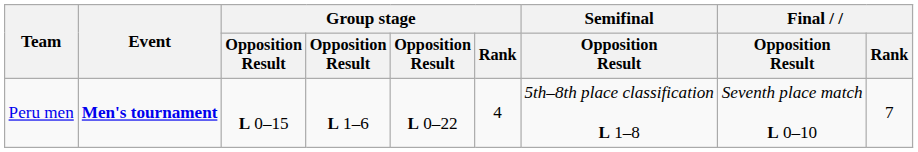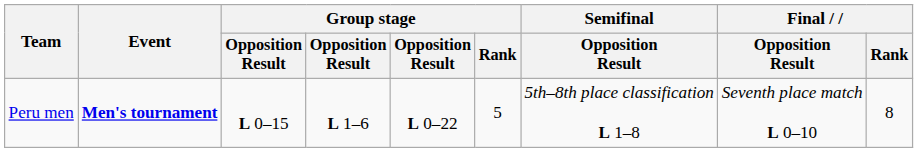(498, 113) 4 -> (498, 113) 5
(889, 113) 7 -> (889, 113) 8
